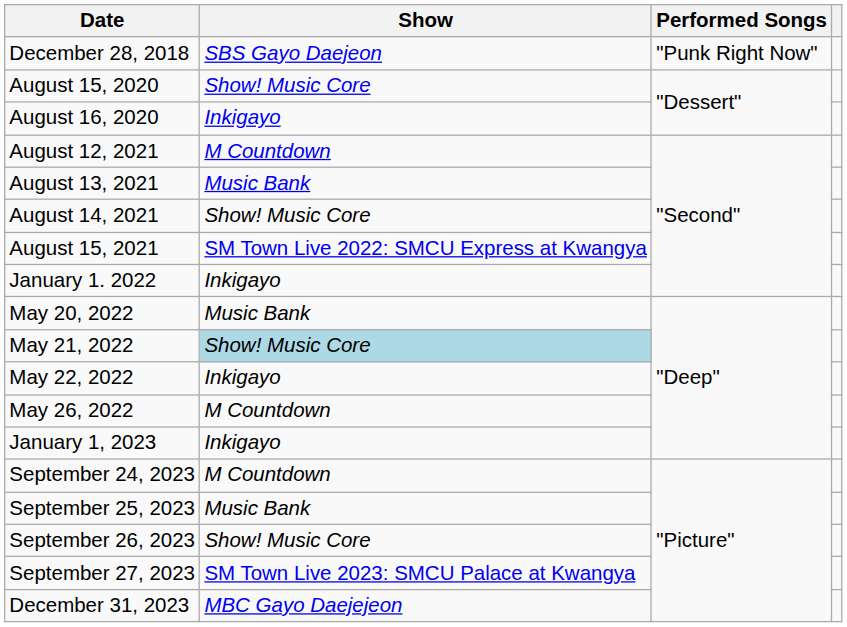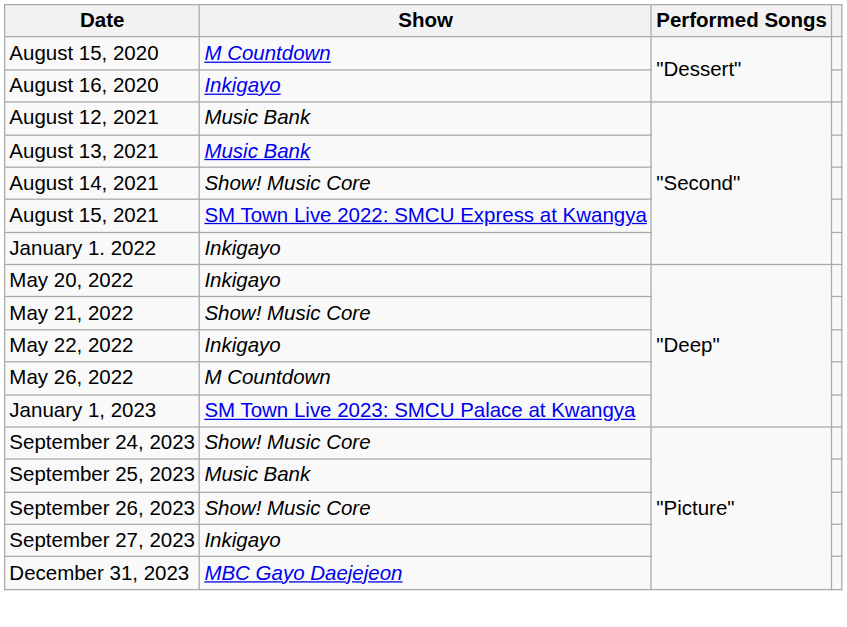- row: (99, 53)
(287, 85) Show! Music Core -> (268, 53) M Countdown
(268, 150) M Countdown -> (257, 118) Music Bank
(257, 313) Music Bank -> (243, 280) Inkigayo
(287, 345) lightblue background -> (287, 313) no background
(243, 442) Inkigayo -> (420, 410) SM Town Live 2023: SMCU Palace at Kwangya
(268, 475) M Countdown -> (287, 442) Show! Music Core
(420, 572) SM Town Live 2023: SMCU Palace at Kwangya -> (243, 540) Inkigayo
